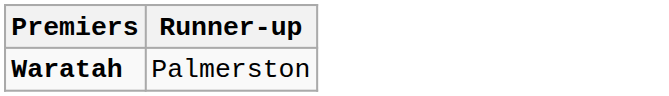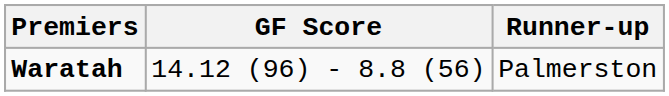+ column: (318, 27)
